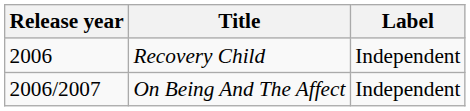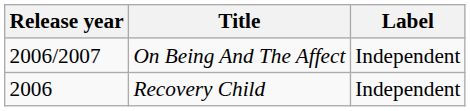rows swapped: (199, 55) <-> (239, 88)
